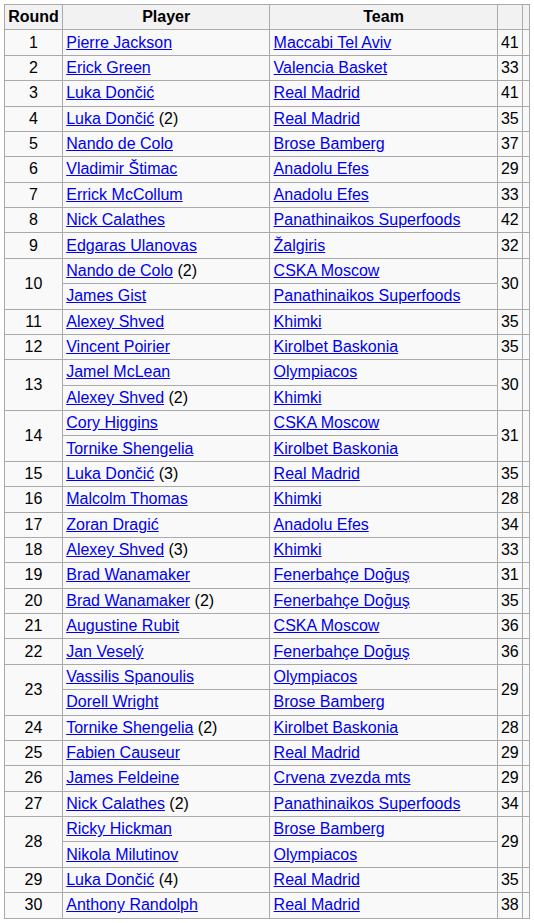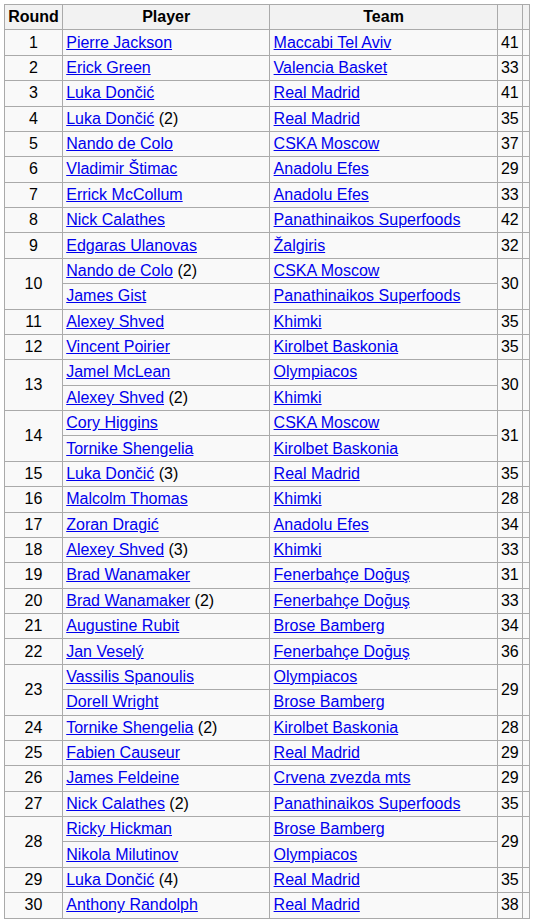(329, 144) Brose Bamberg -> (326, 144) CSKA Moscow
(510, 600) 35 -> (510, 600) 33
(326, 626) CSKA Moscow -> (329, 626) Brose Bamberg
(510, 626) 36 -> (510, 626) 34
(510, 803) 34 -> (510, 803) 35
